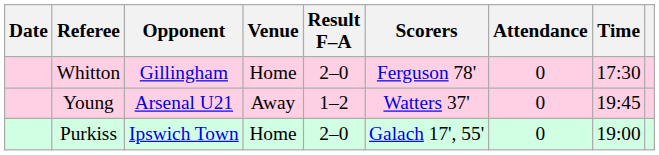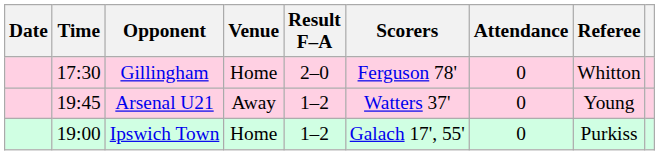columns swapped: (619, 30) <-> (88, 30)
(334, 133) 2–0 -> (314, 133) 1–2
